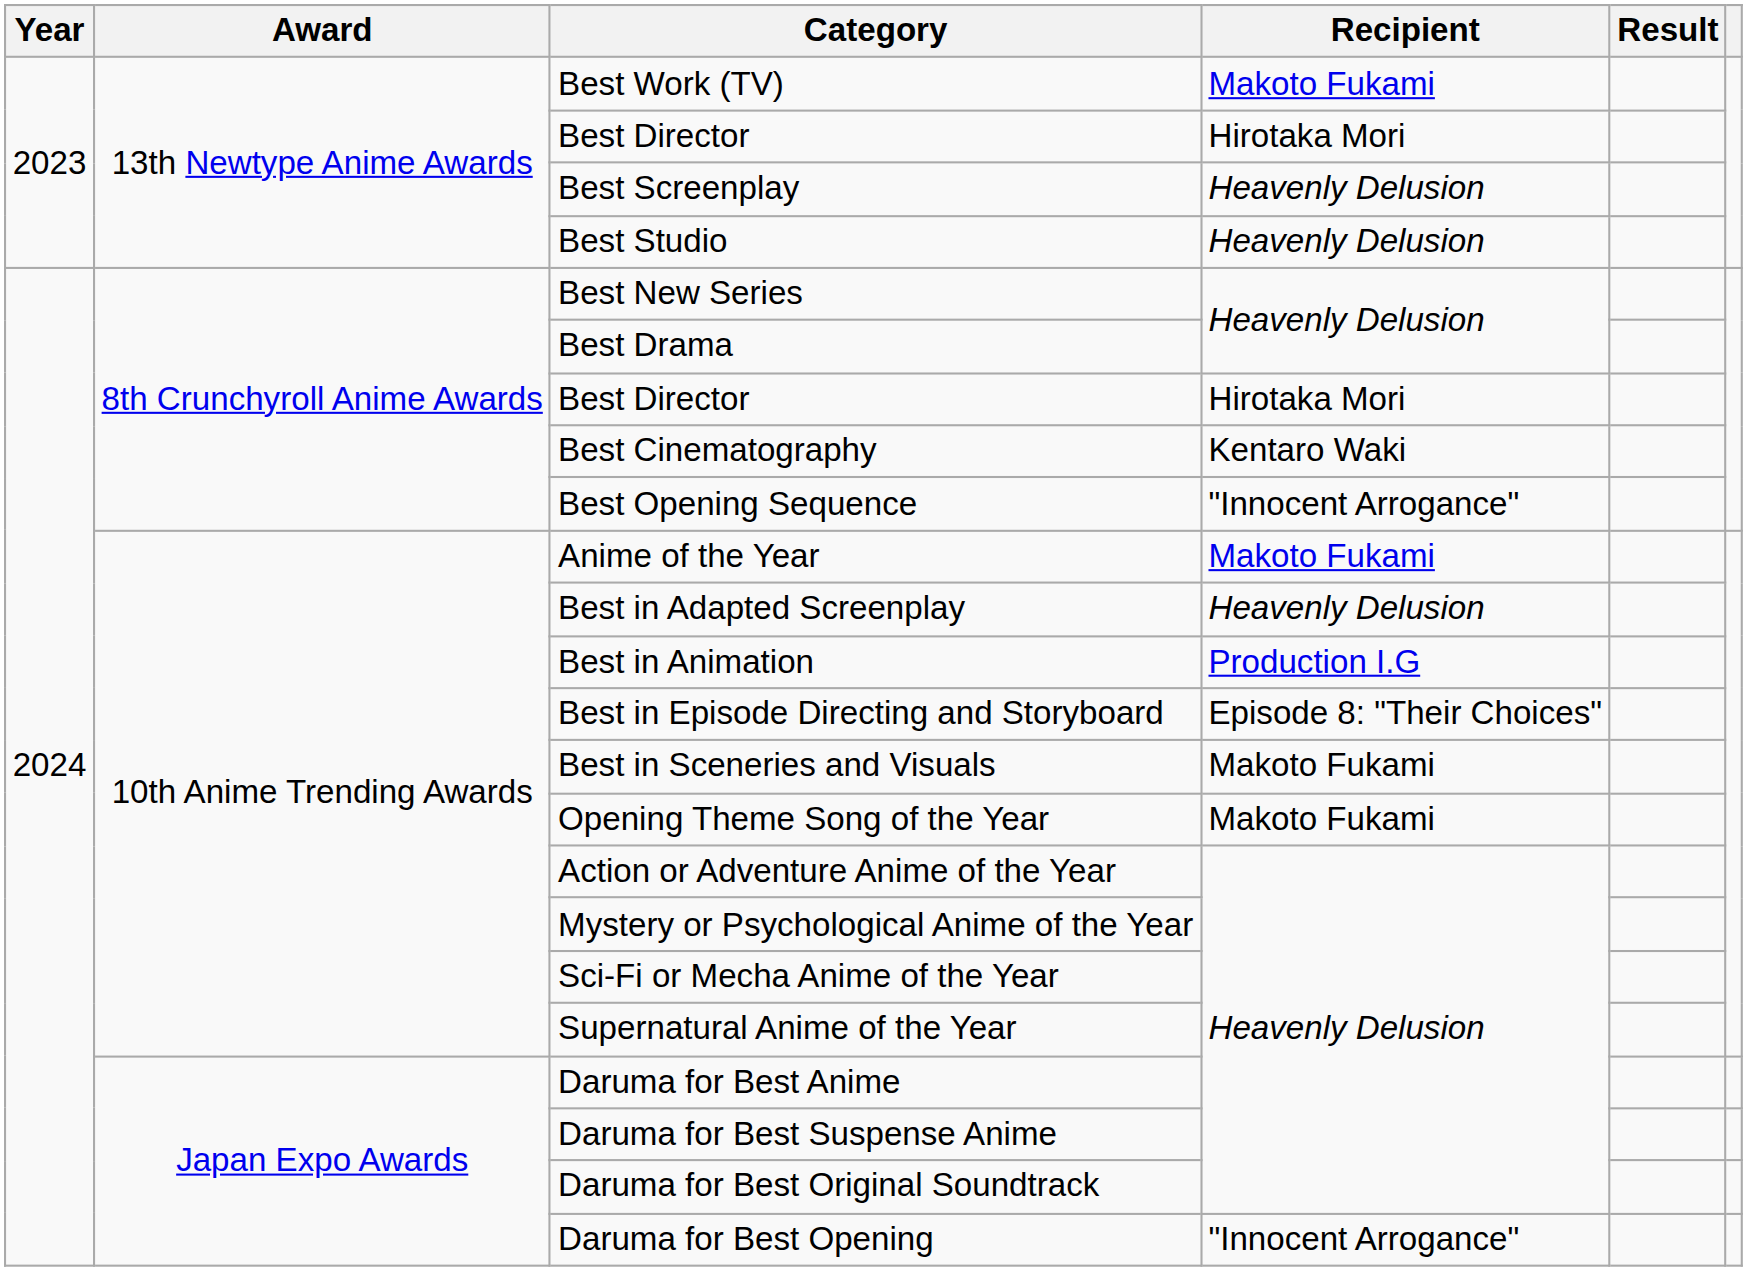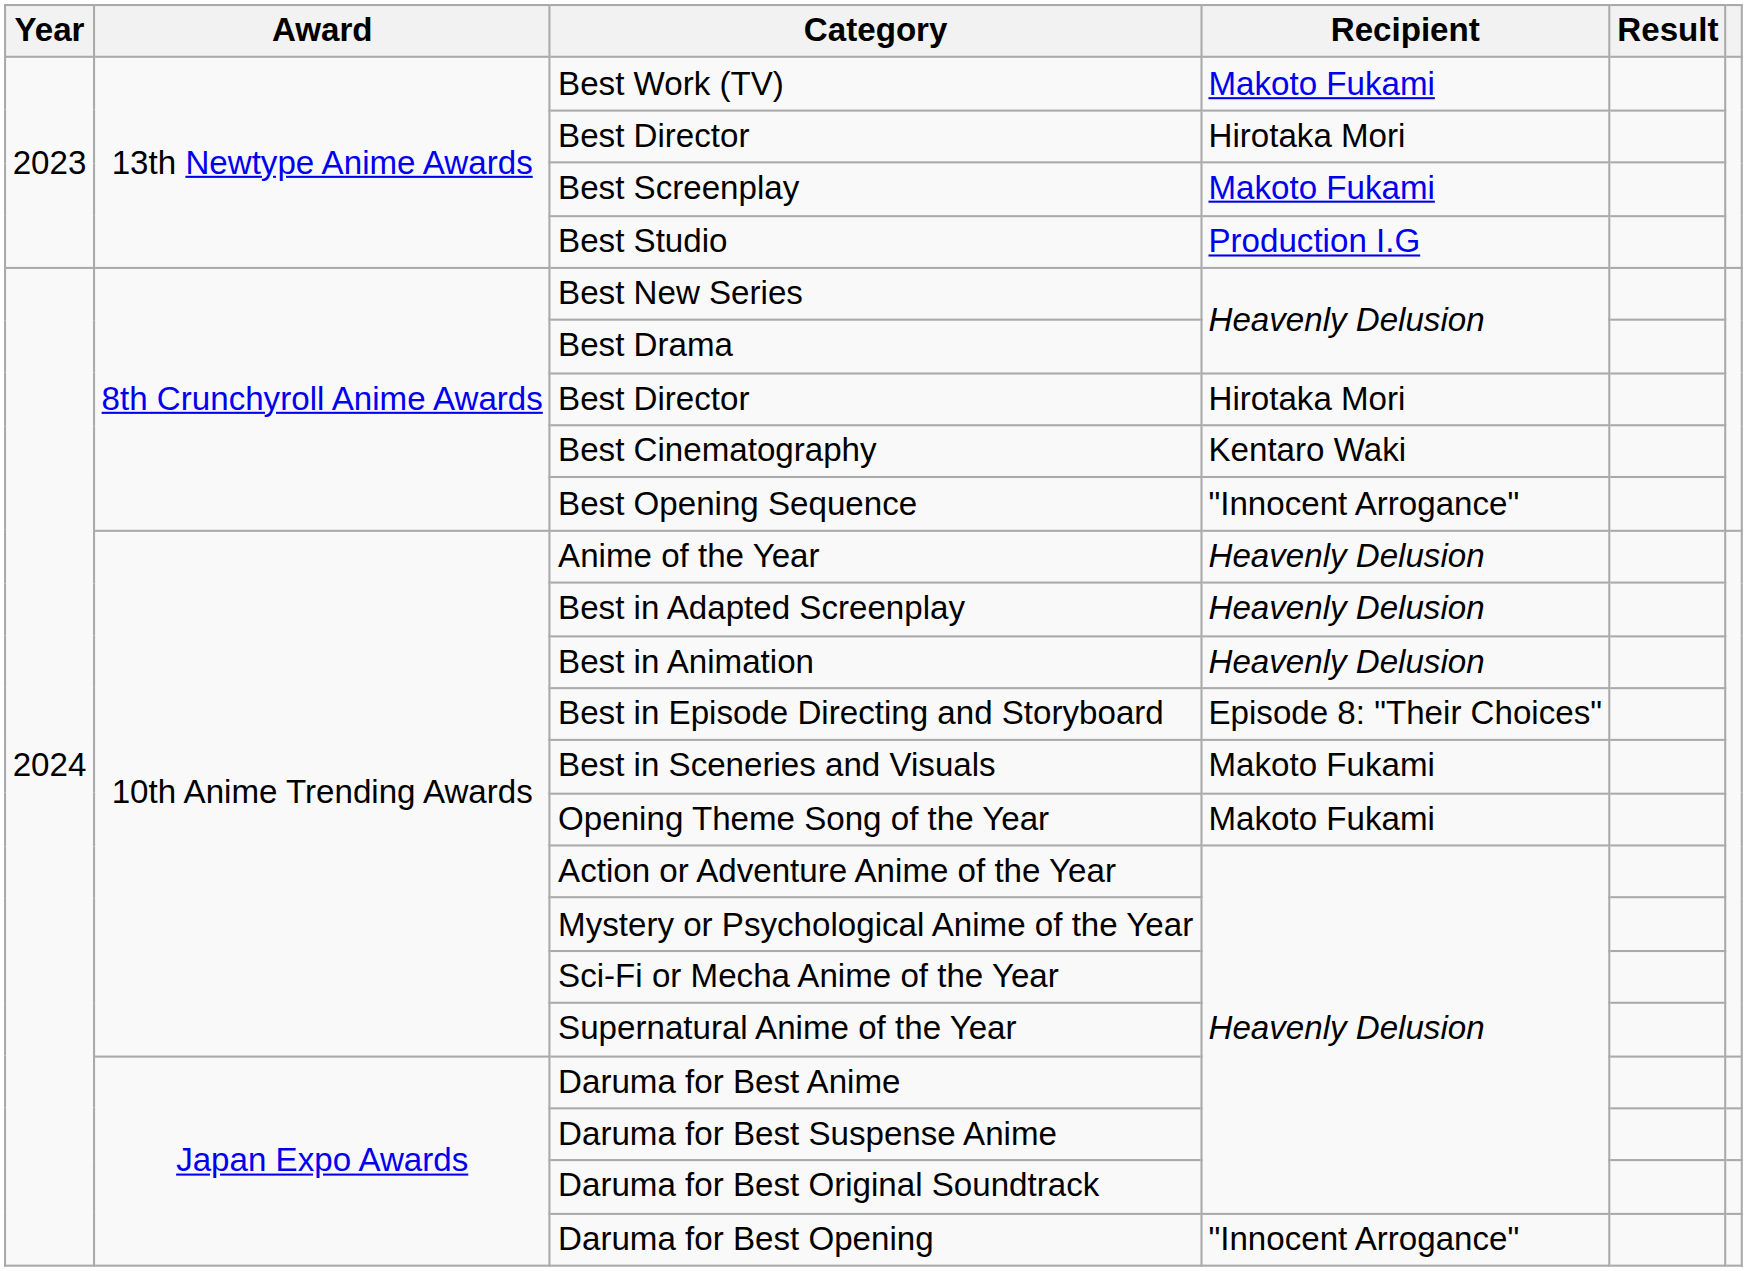(1347, 188) Heavenly Delusion -> (1322, 188) Makoto Fukami
(1347, 240) Heavenly Delusion -> (1314, 240) Production I.G
(1322, 556) Makoto Fukami -> (1347, 556) Heavenly Delusion
(1314, 661) Production I.G -> (1347, 661) Heavenly Delusion
